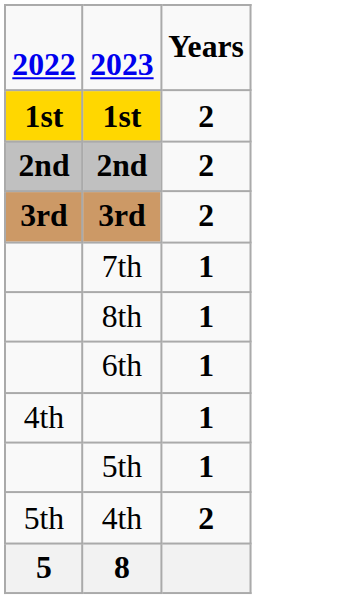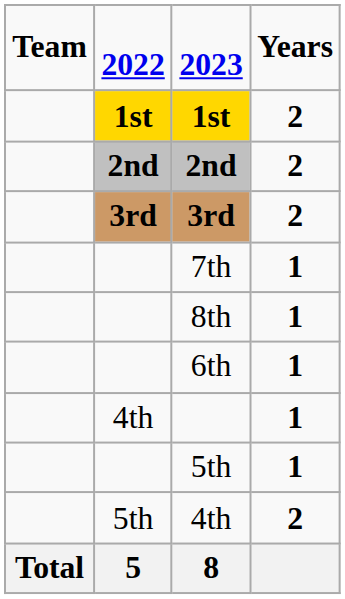+ column: (50, 47)
